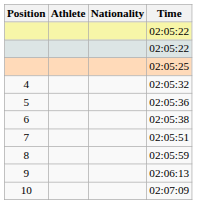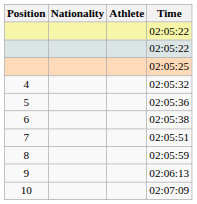columns swapped: (68, 13) <-> (117, 13)
